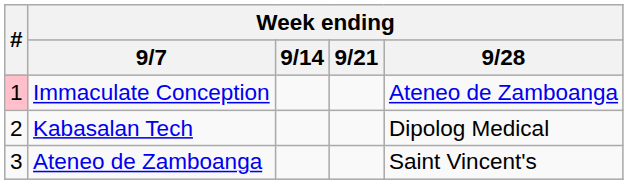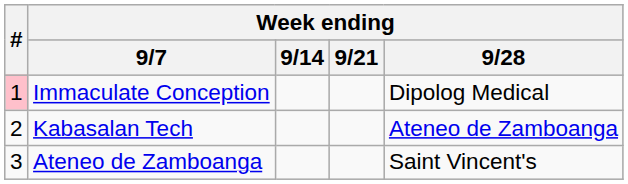(503, 92) Ateneo de Zamboanga -> (469, 92) Dipolog Medical
(469, 127) Dipolog Medical -> (503, 127) Ateneo de Zamboanga
